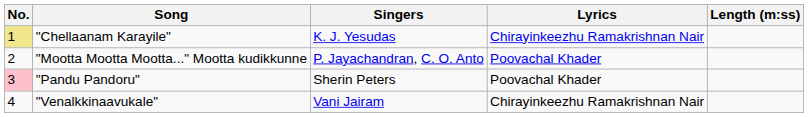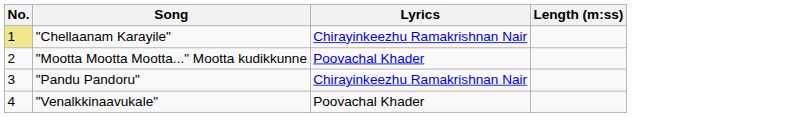- column: (399, 15)
(11, 79) pink background -> (11, 79) no background
(546, 79) Poovachal Khader -> (420, 79) Chirayinkeezhu Ramakrishnan Nair
(597, 101) Chirayinkeezhu Ramakrishnan Nair -> (369, 101) Poovachal Khader
